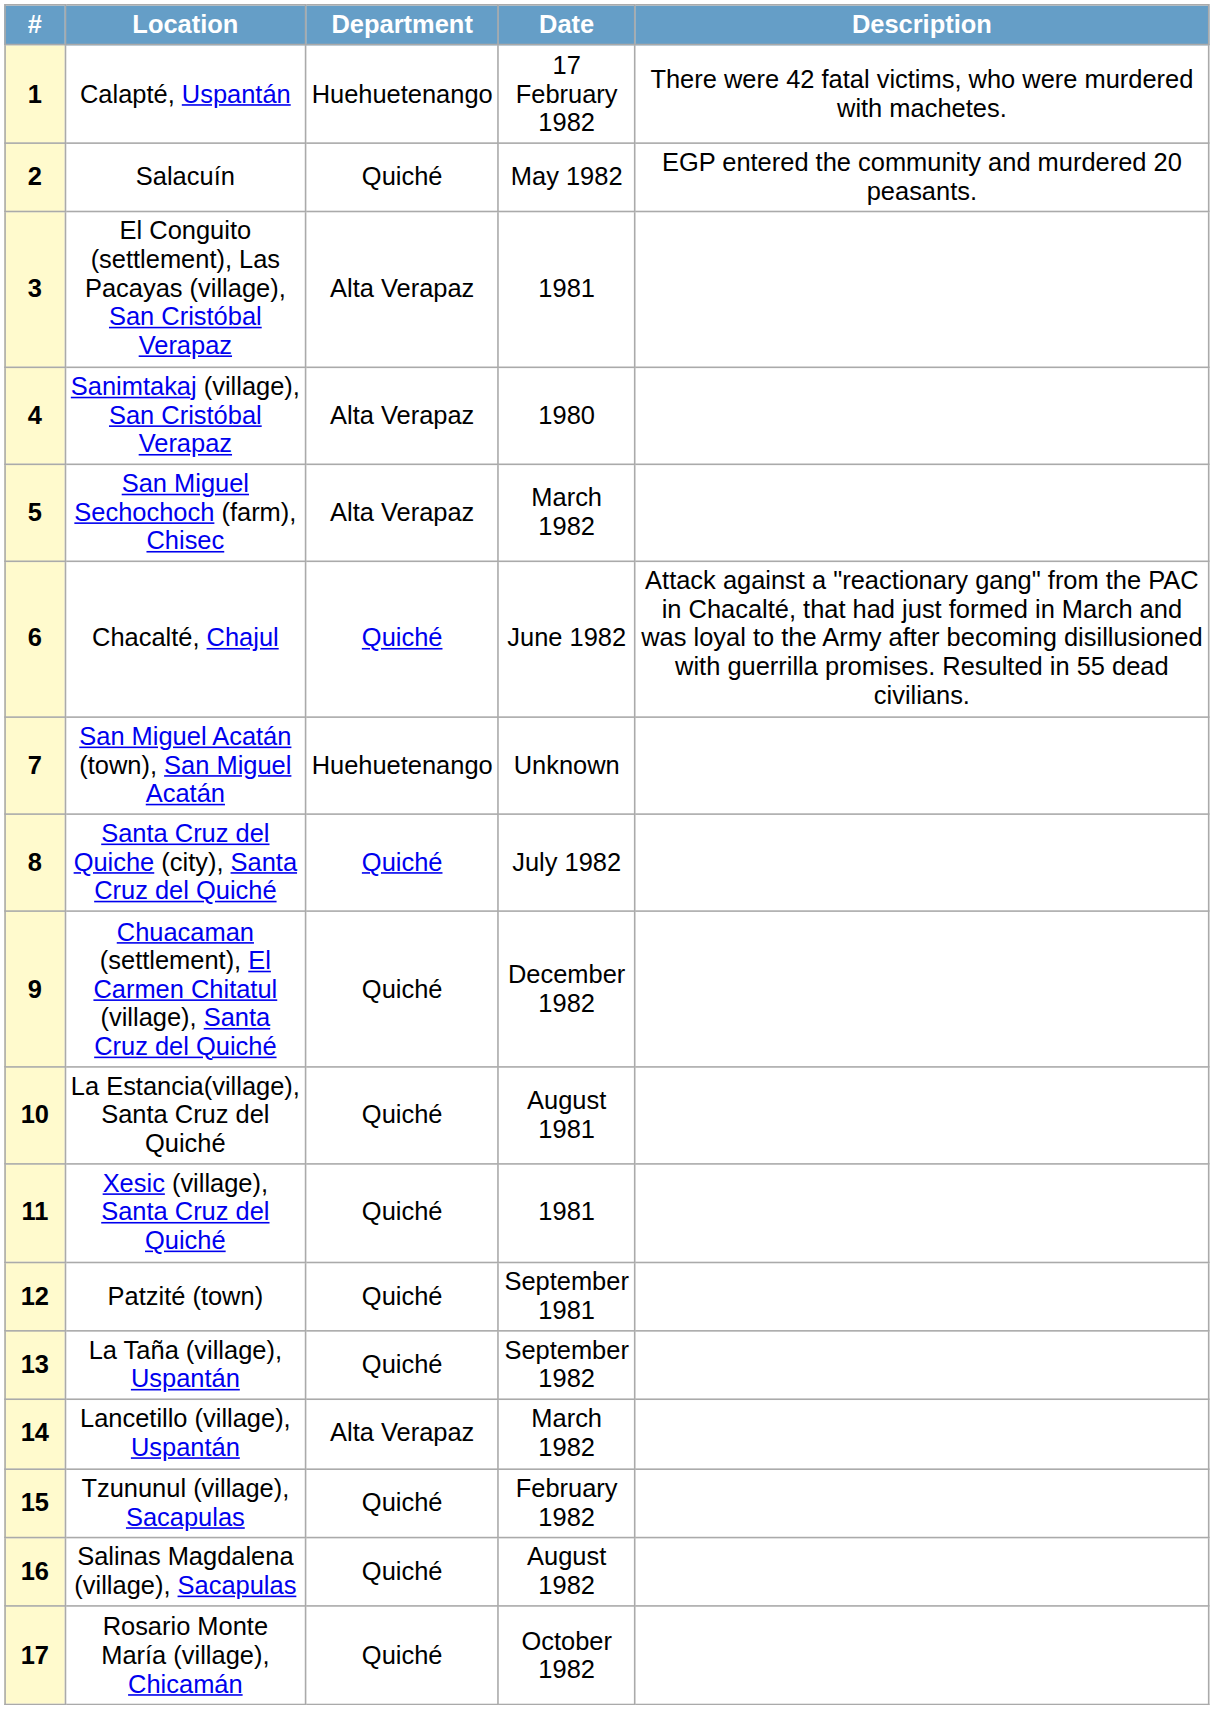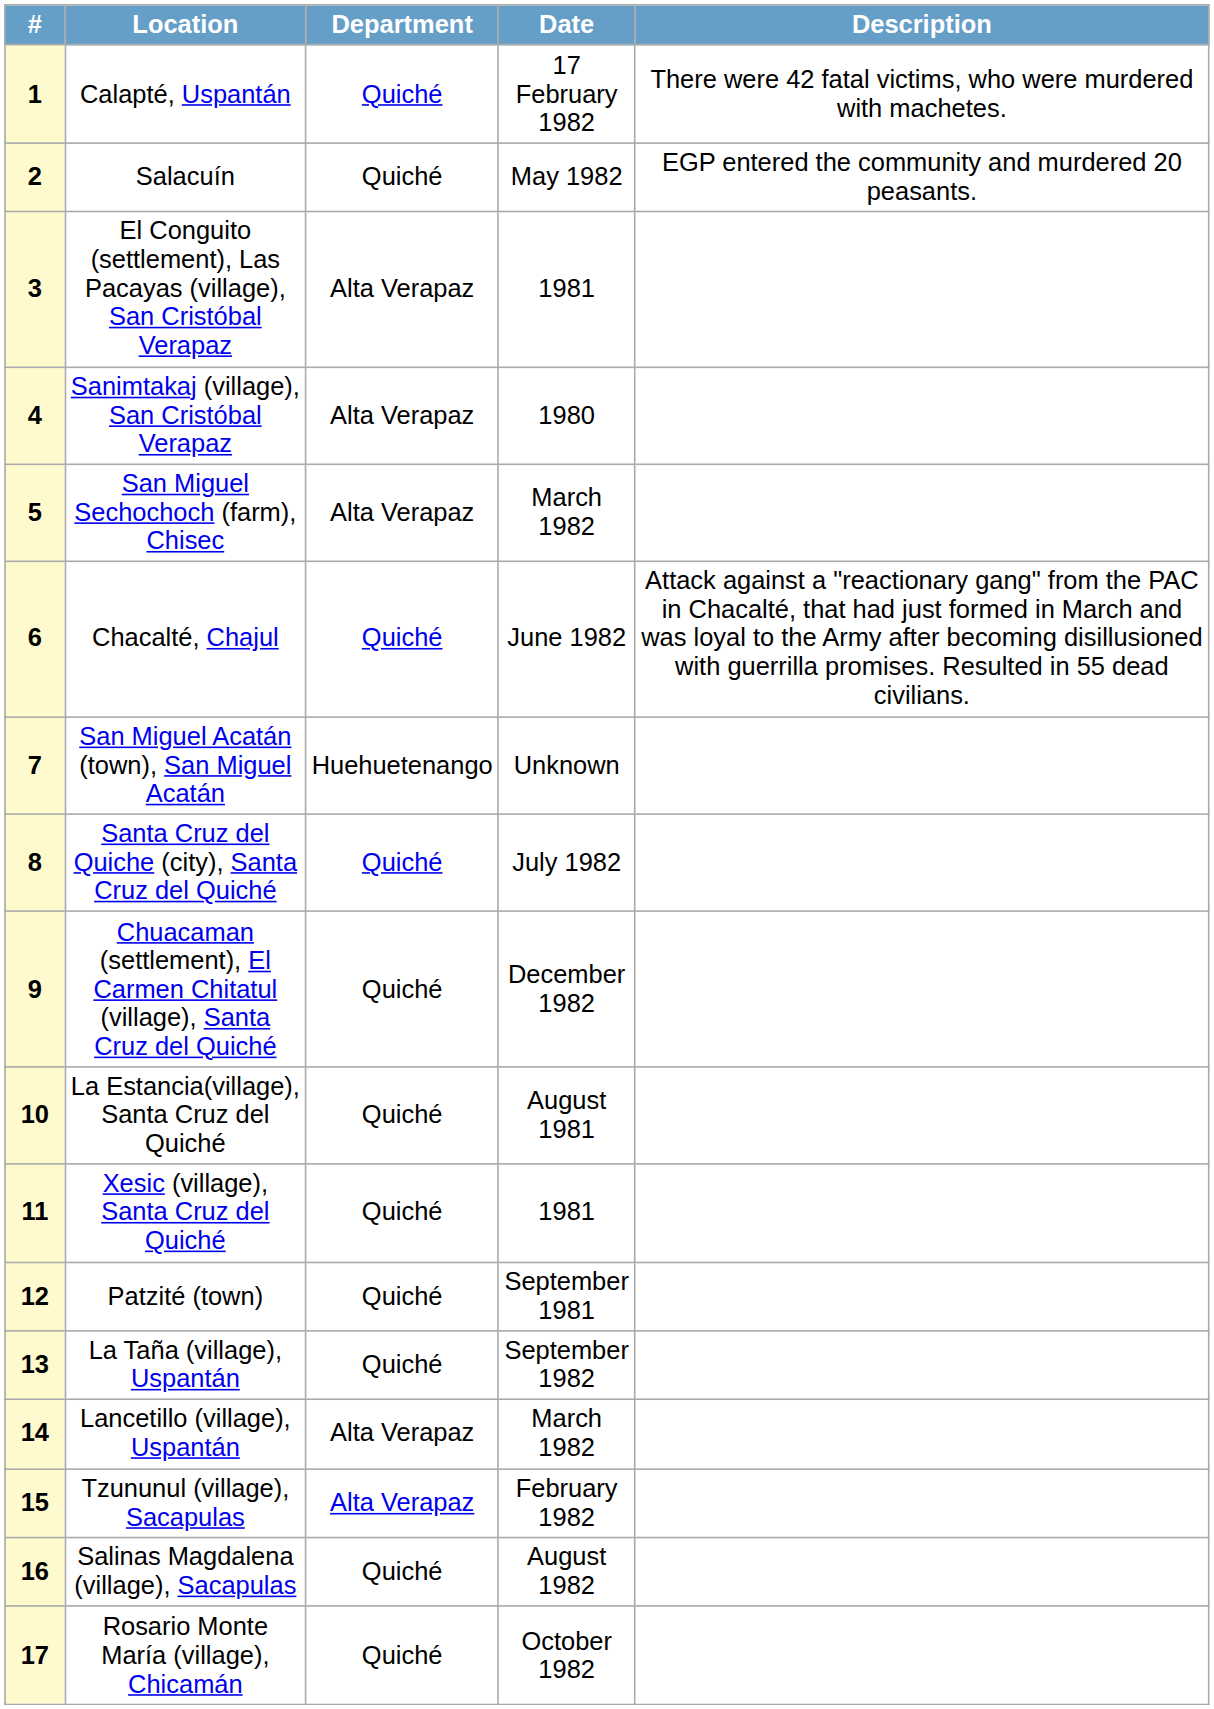(402, 93) Huehuetenango -> (402, 93) Quiché
(402, 1502) Quiché -> (402, 1502) Alta Verapaz
